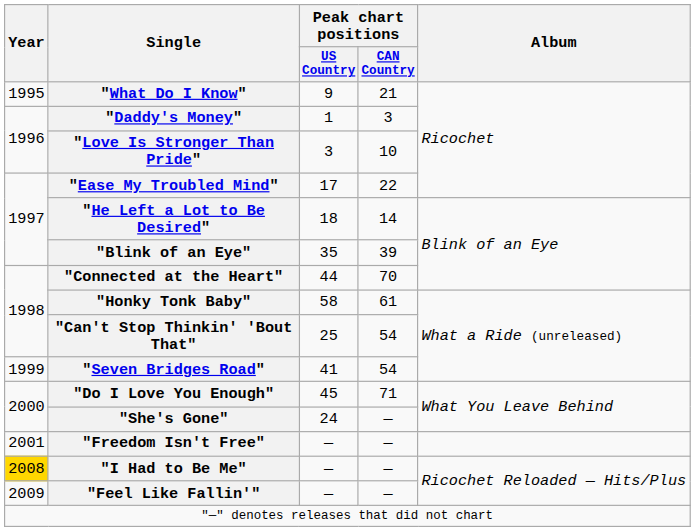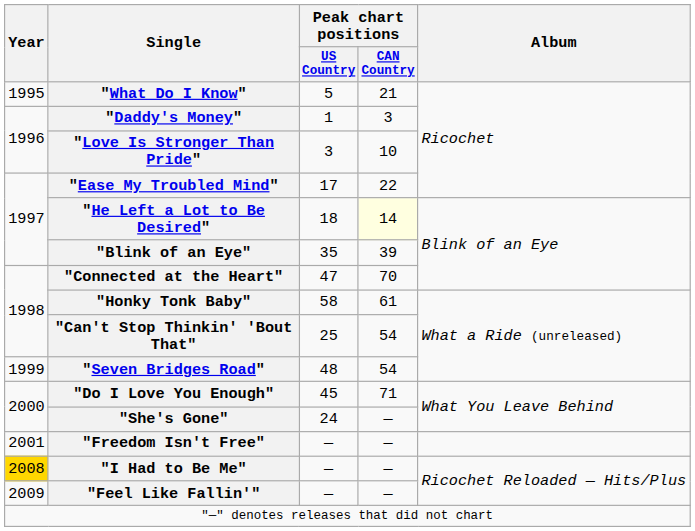(329, 94) 9 -> (329, 94) 5
(388, 219) no background -> (388, 219) lightyellow background
(329, 277) 44 -> (329, 277) 47
(329, 369) 41 -> (329, 369) 48
